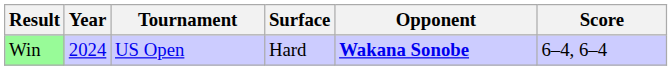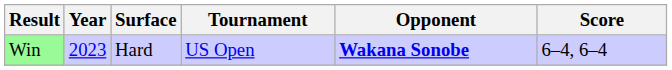columns swapped: (188, 19) <-> (300, 19)
(88, 49) 2024 -> (88, 49) 2023
